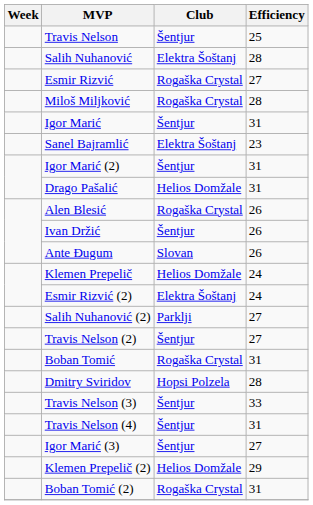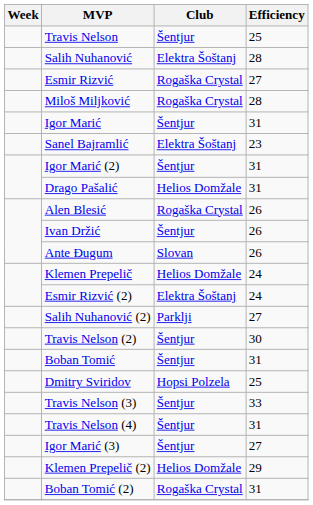(255, 338) 27 -> (255, 338) 30
(200, 360) Rogaška Crystal -> (176, 360) Šentjur
(255, 381) 28 -> (255, 381) 25
